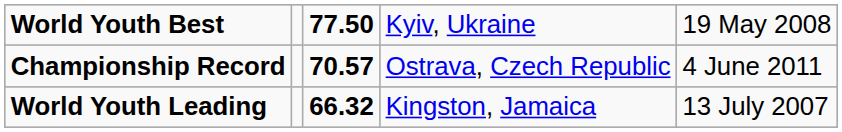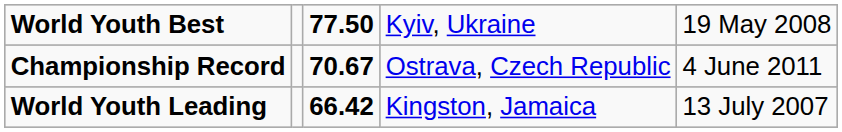(342, 65) 70.57 -> (342, 65) 70.67
(342, 106) 66.32 -> (342, 106) 66.42
